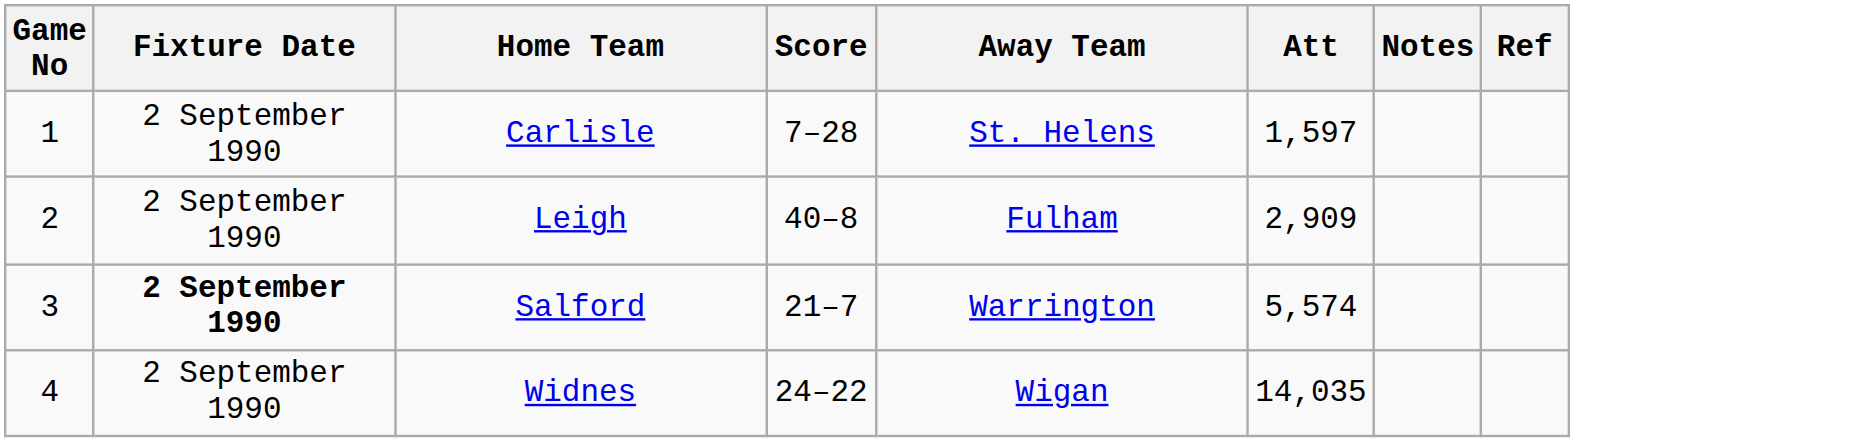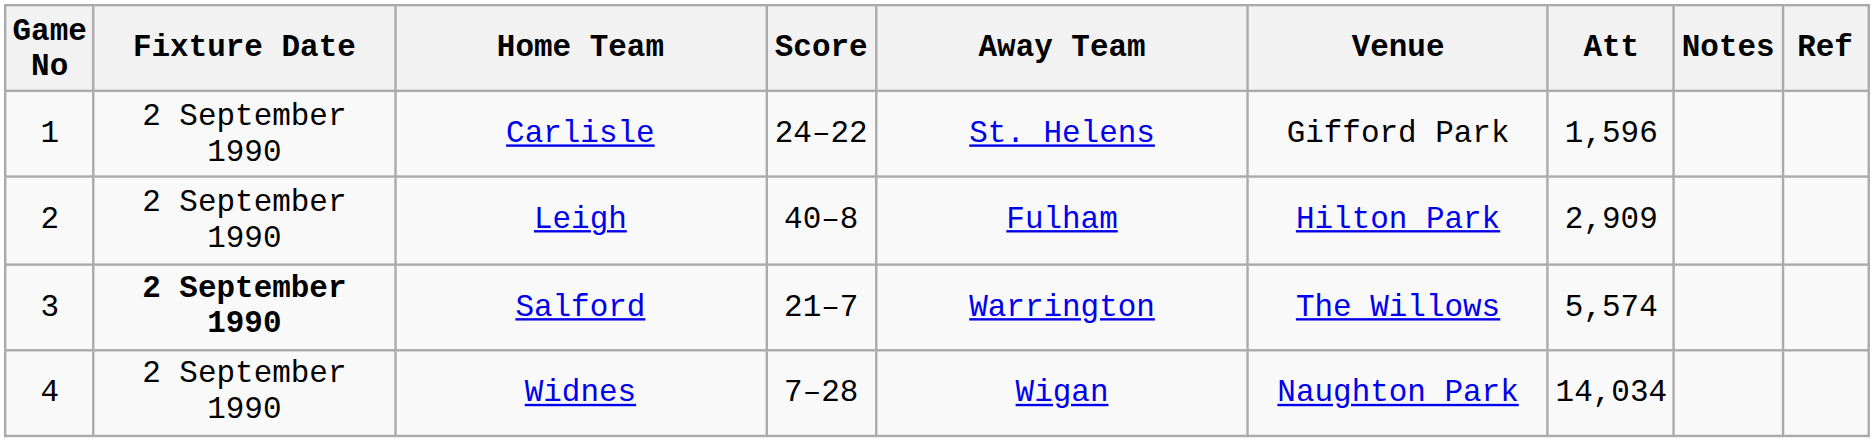+ column: (1398, 48)
(821, 134) 7–28 -> (821, 134) 24–22
(1311, 134) 1,597 -> (1611, 134) 1,596
(821, 393) 24–22 -> (821, 393) 7–28
(1311, 393) 14,035 -> (1611, 393) 14,034
